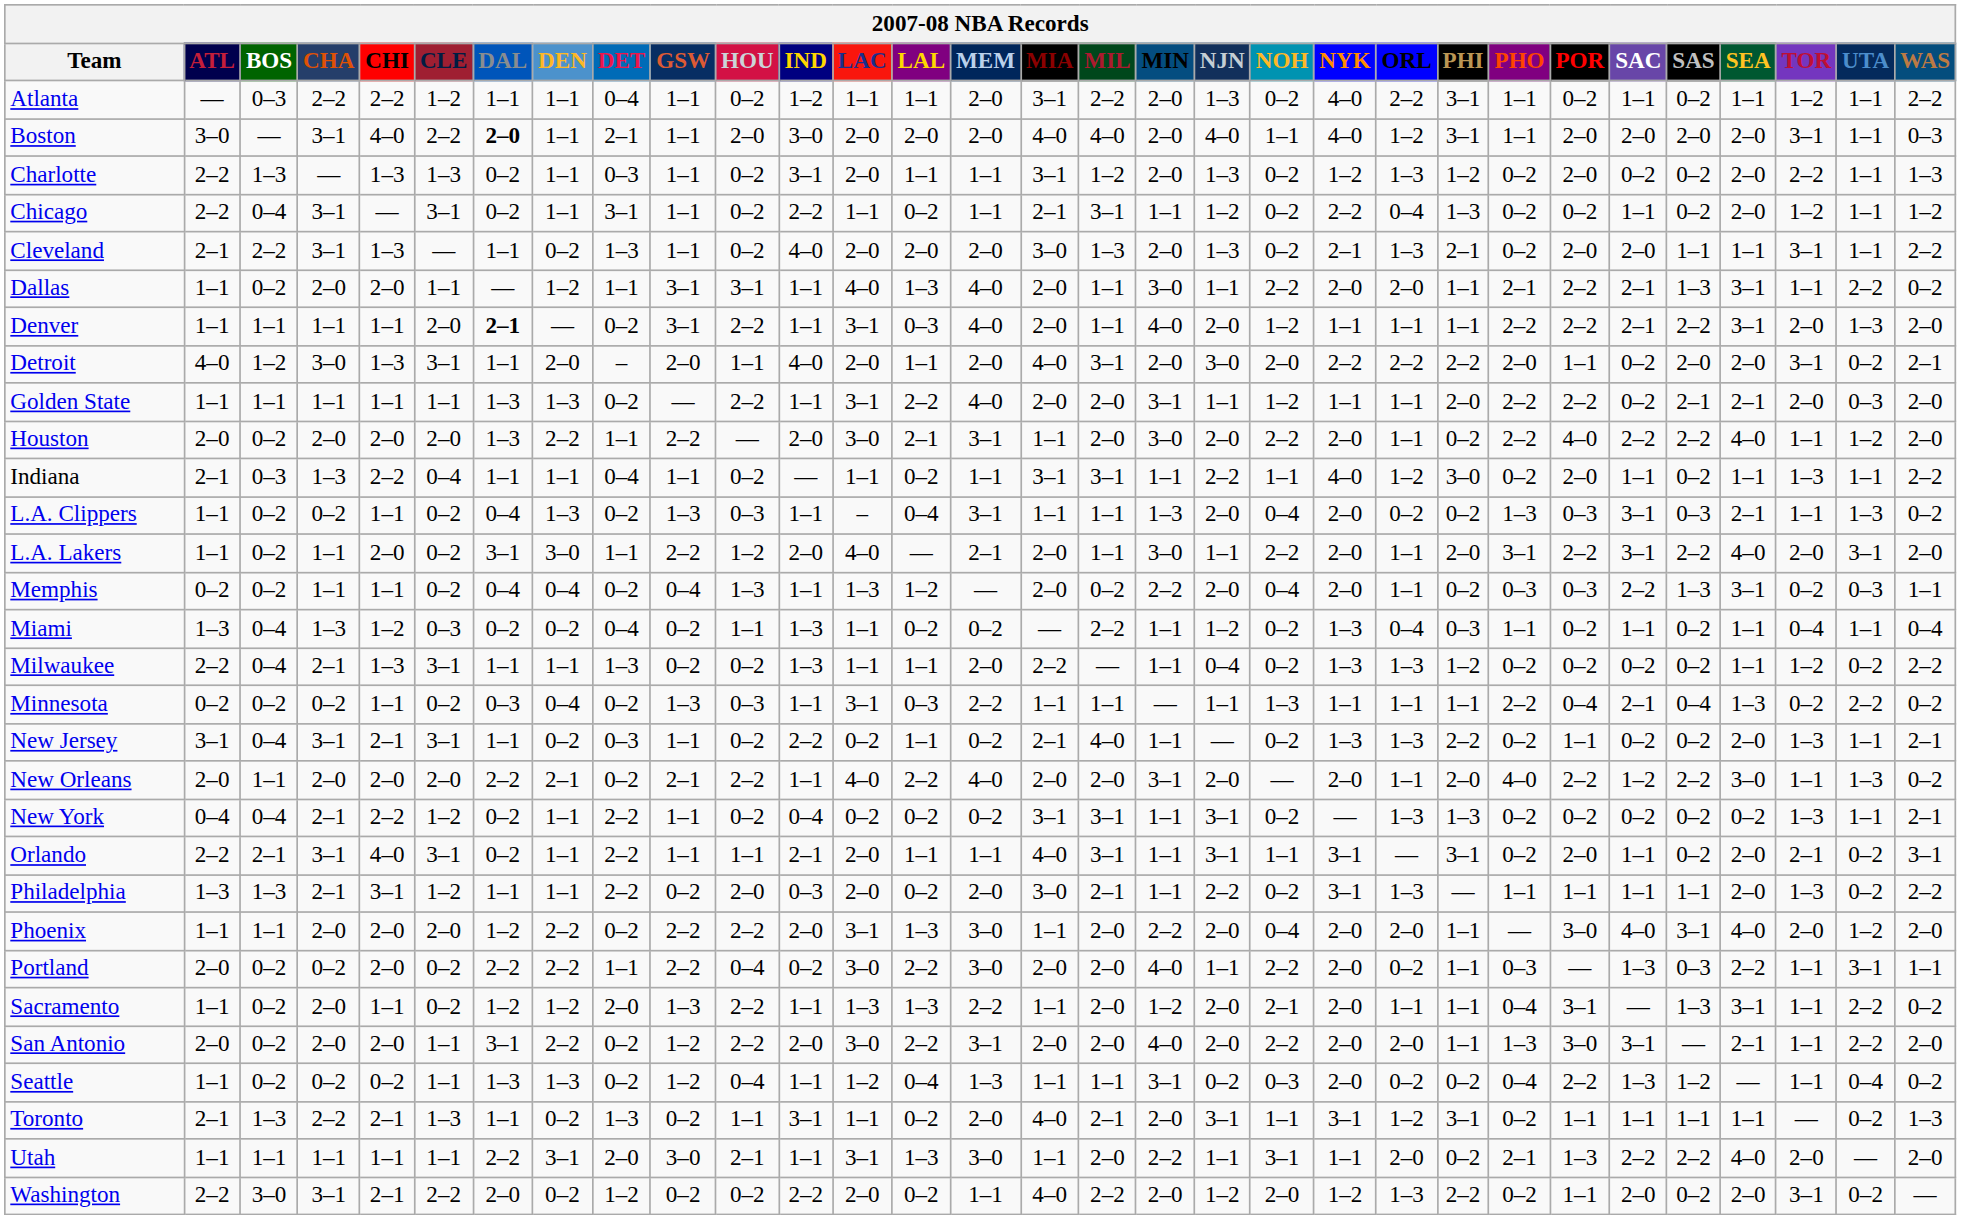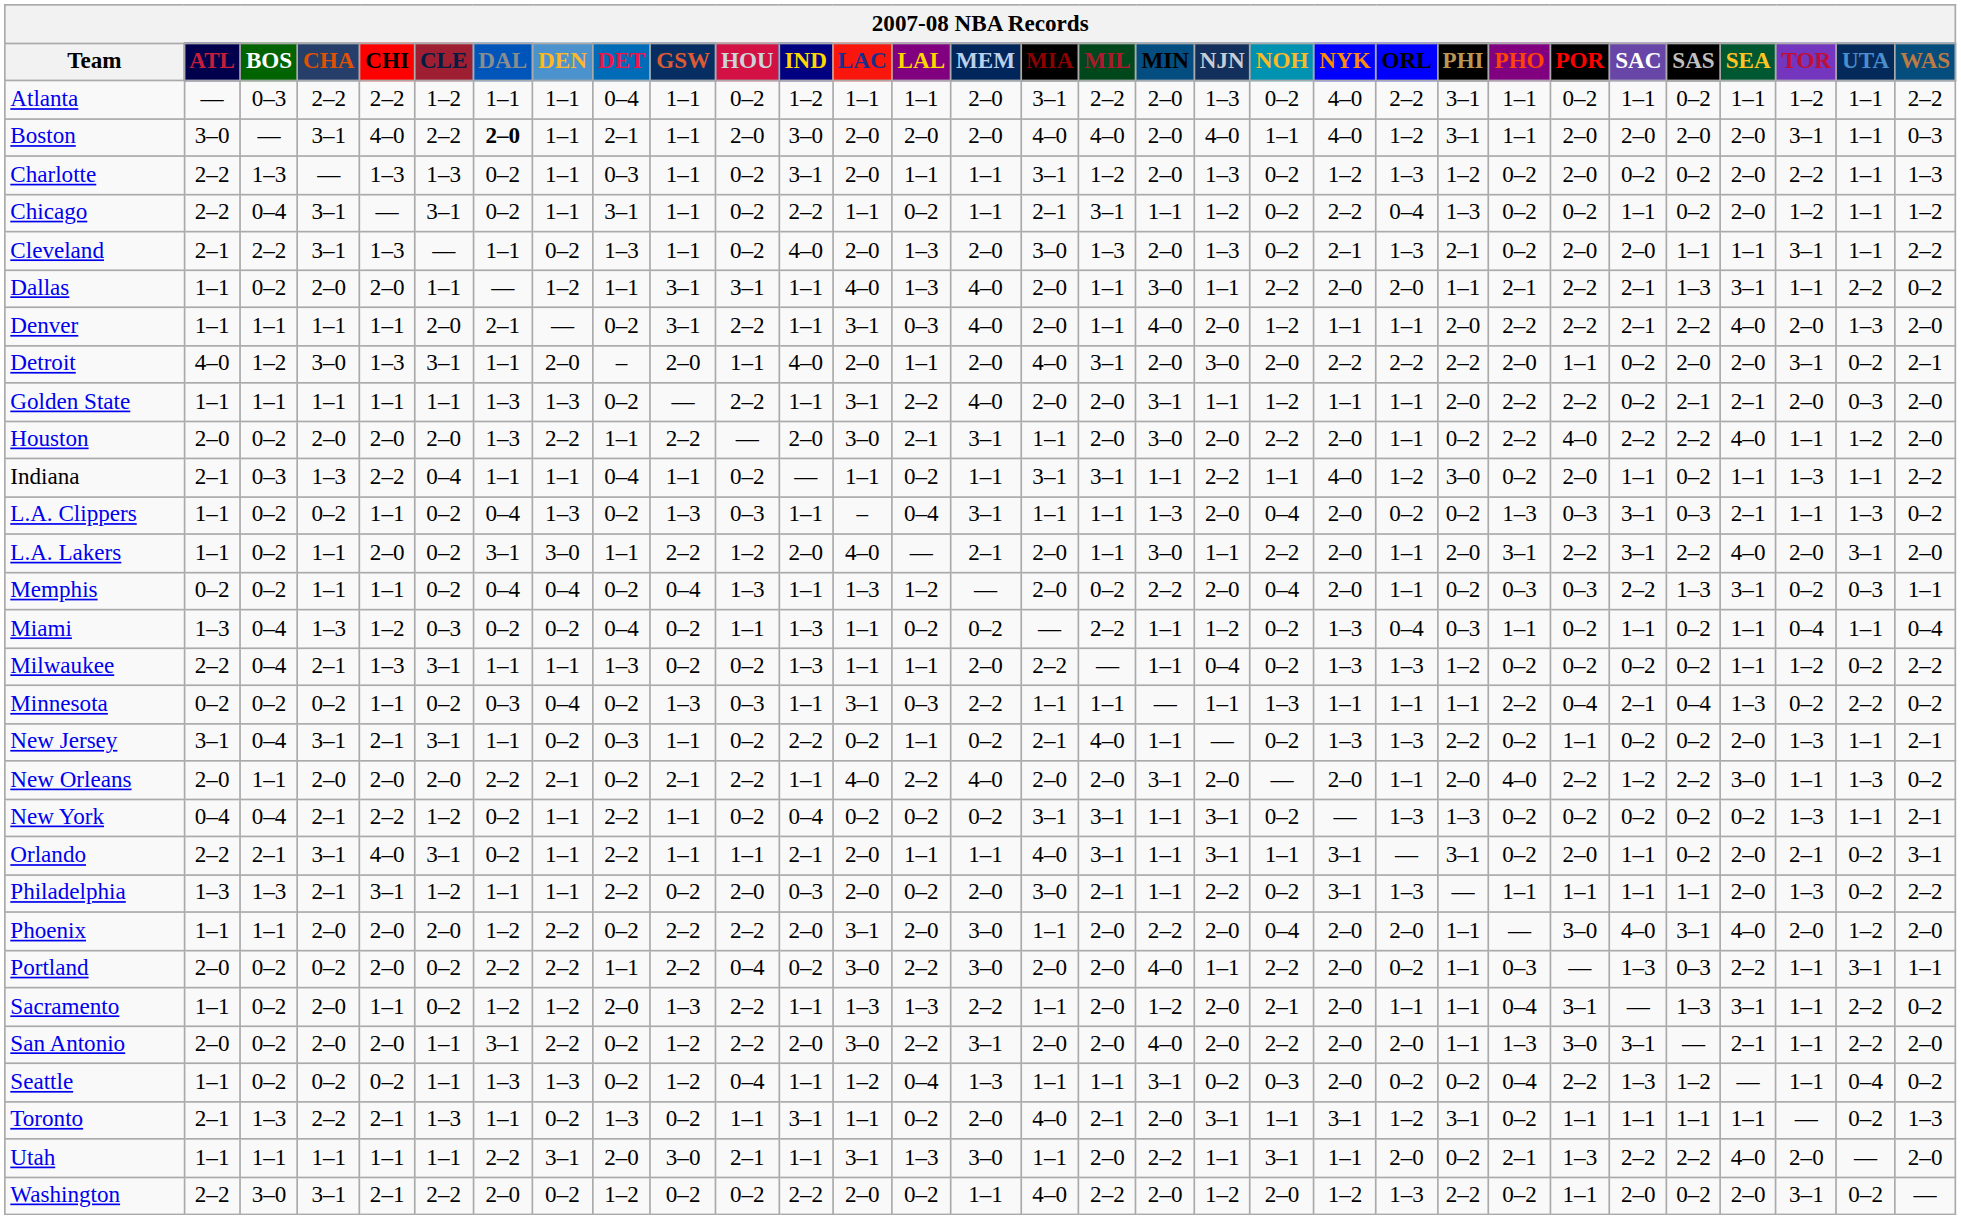(921, 249) 2–0 -> (921, 249) 1–3
(503, 325) bold -> (503, 325) normal
(1463, 325) 1–1 -> (1463, 325) 2–0
(1748, 325) 3–1 -> (1748, 325) 4–0
(921, 930) 1–3 -> (921, 930) 2–0
